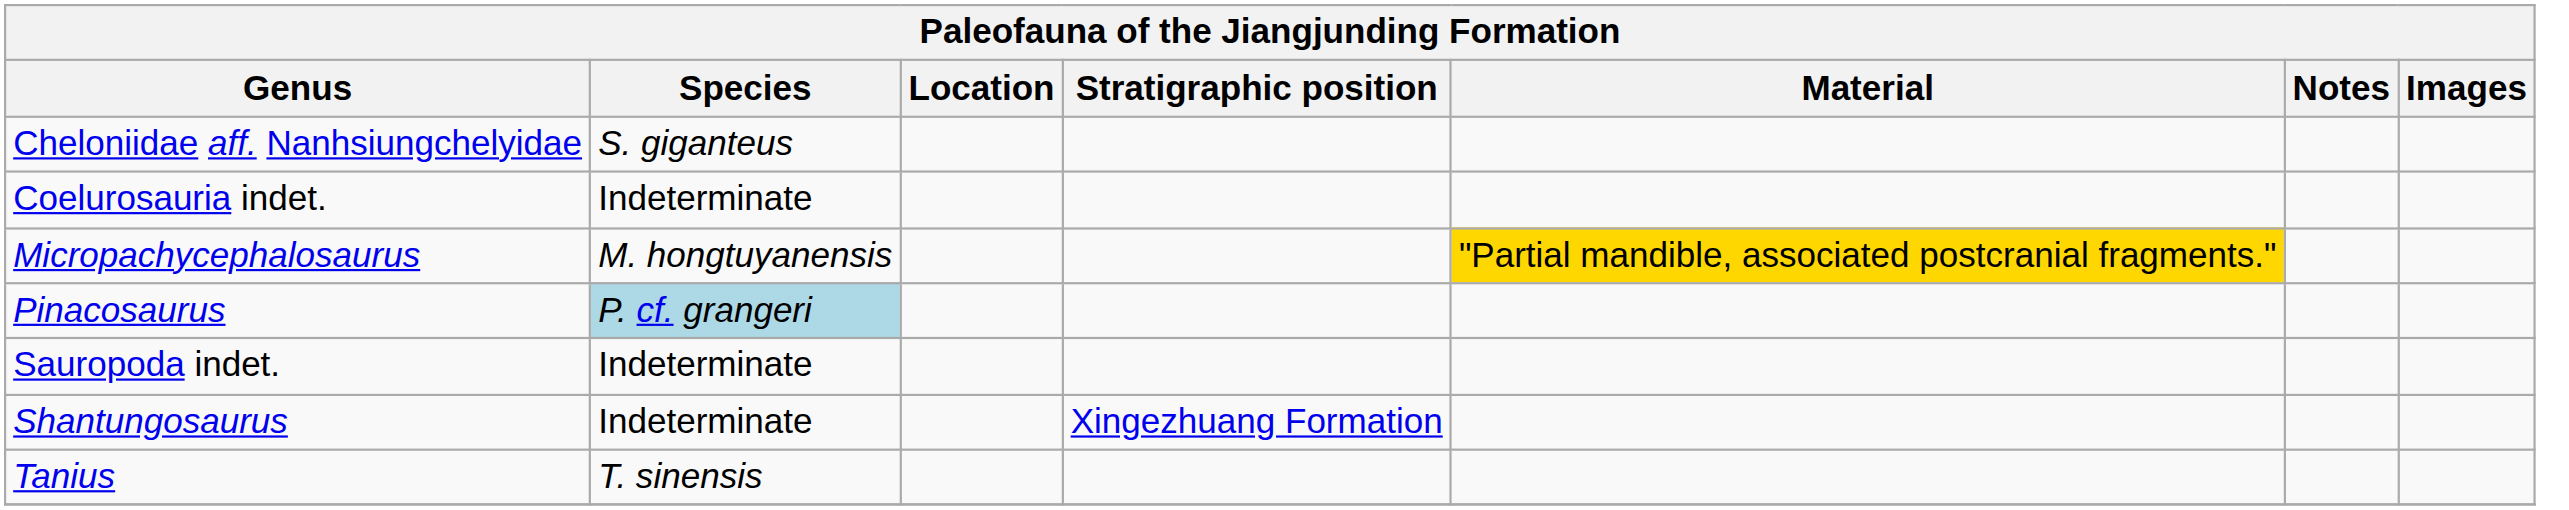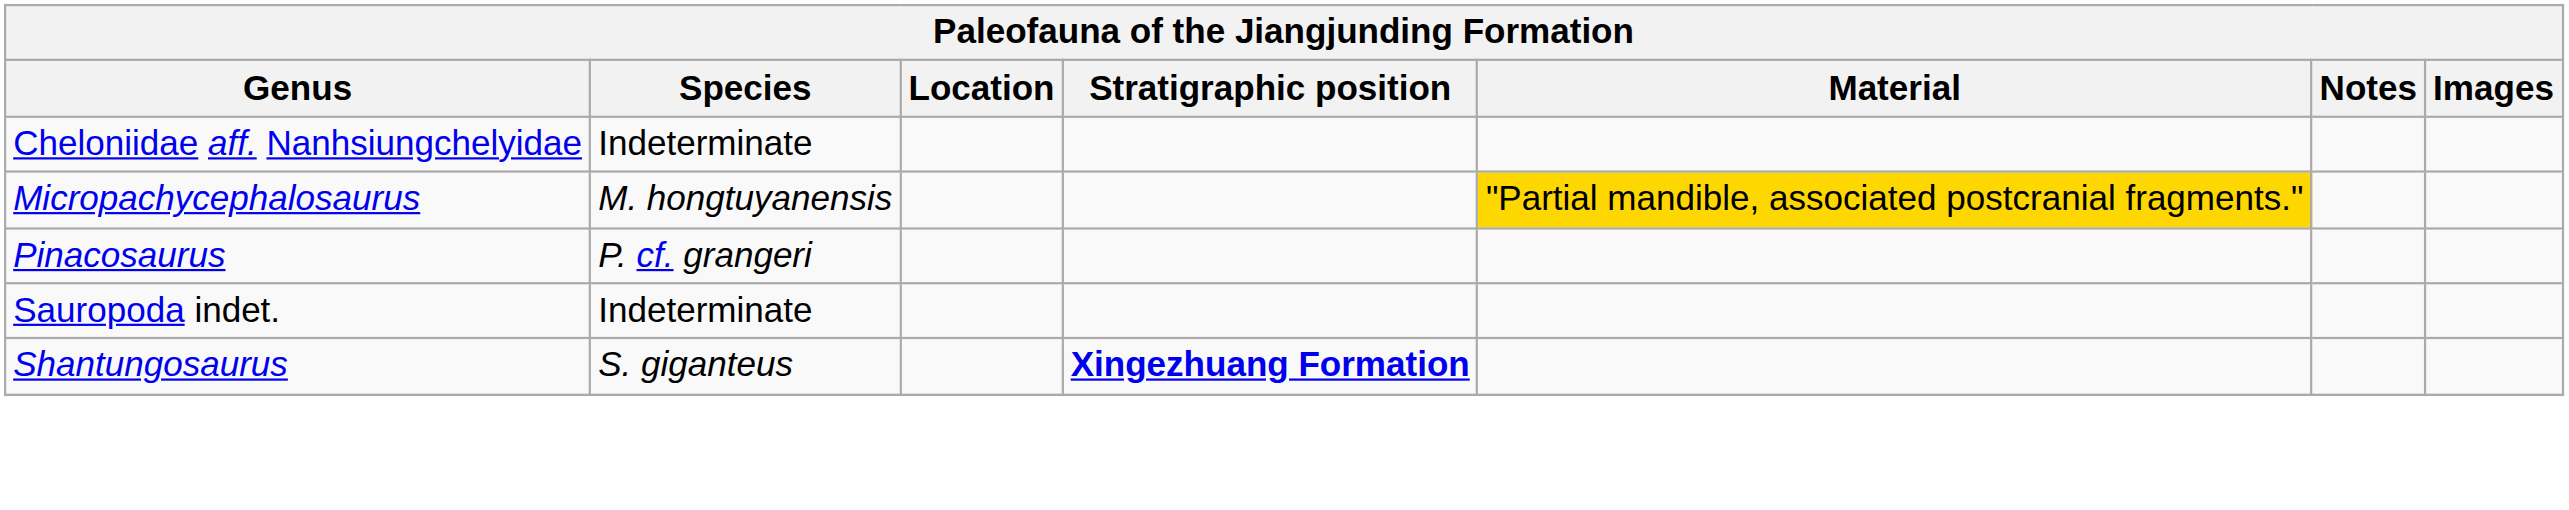(696, 143) S. giganteus -> (705, 143) Indeterminate
- row: (170, 198)
(705, 310) lightblue background -> (705, 254) no background
(705, 421) Indeterminate -> (696, 365) S. giganteus
(1257, 421) normal -> (1270, 365) bold
- row: (64, 476)
